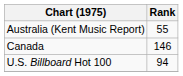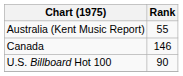(162, 63) 94 -> (162, 63) 90
